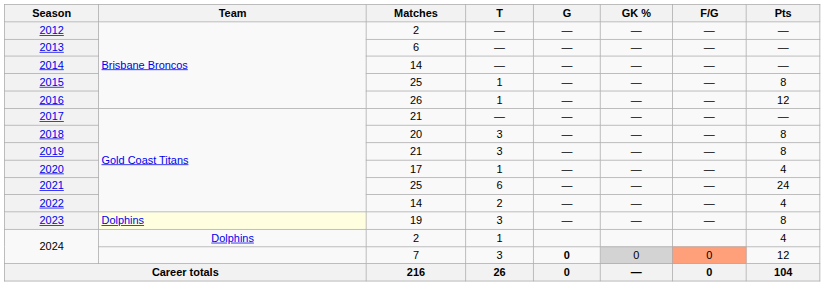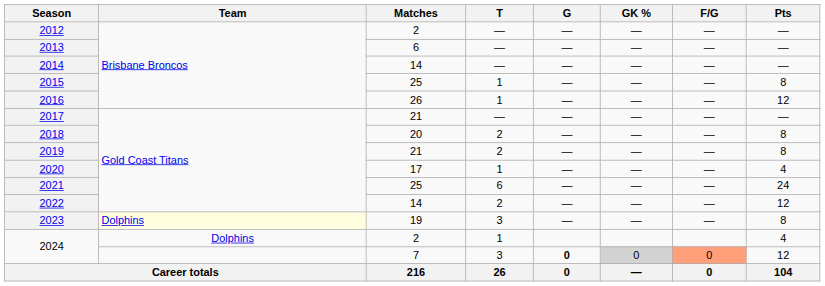(500, 134) 3 -> (500, 134) 2
(500, 152) 3 -> (500, 152) 2
(783, 204) 4 -> (783, 204) 12
